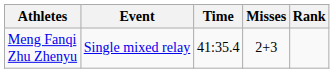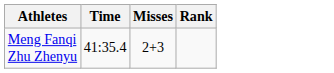- column: (137, 16)
